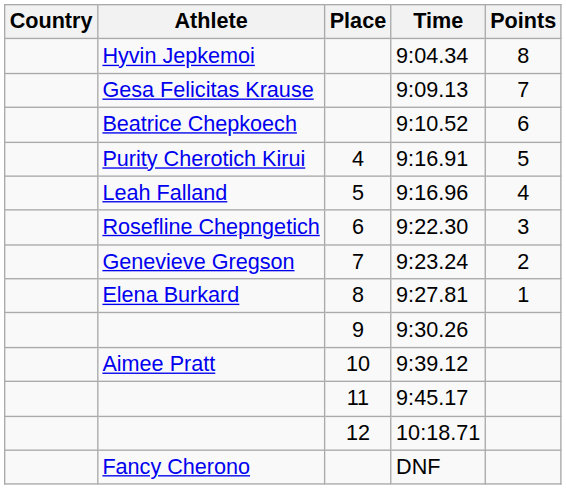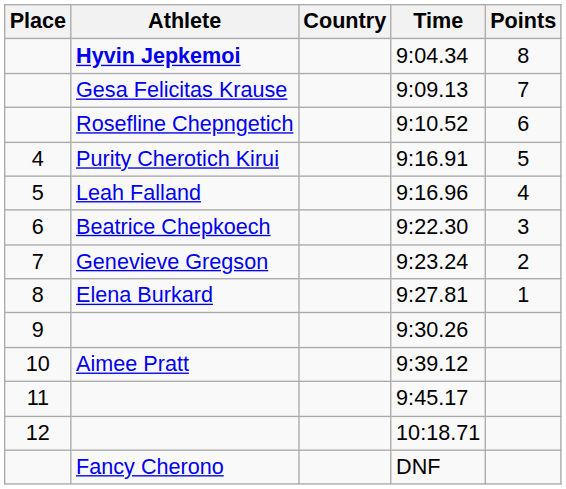columns swapped: (358, 21) <-> (51, 21)
(179, 55) normal -> (158, 55) bold
(200, 124) Beatrice Chepkoech -> (185, 124) Rosefline Chepngetich
(211, 227) Rosefline Chepngetich -> (173, 227) Beatrice Chepkoech
